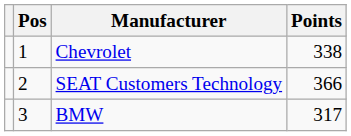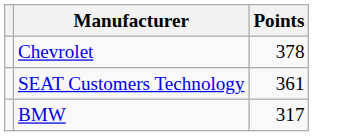- column: (32, 20)
(328, 52) 338 -> (290, 52) 378
(328, 83) 366 -> (290, 83) 361
